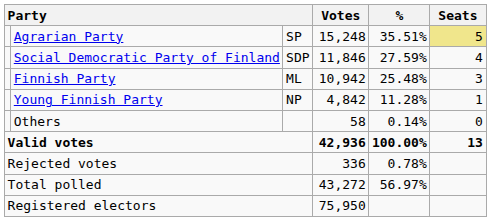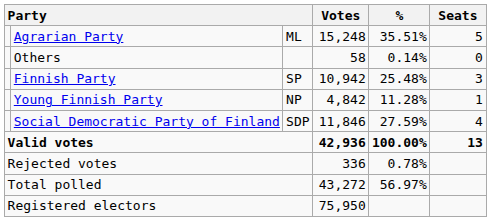(294, 36) SP -> (294, 36) ML
(479, 36) khaki background -> (479, 36) no background
rows swapped: (147, 57) <-> (37, 121)
(294, 79) ML -> (294, 79) SP
